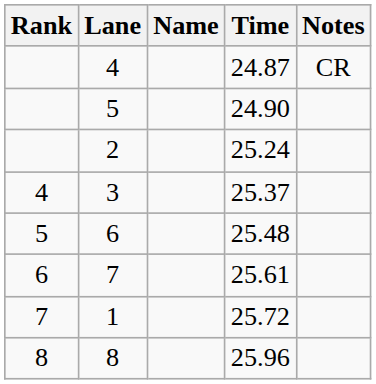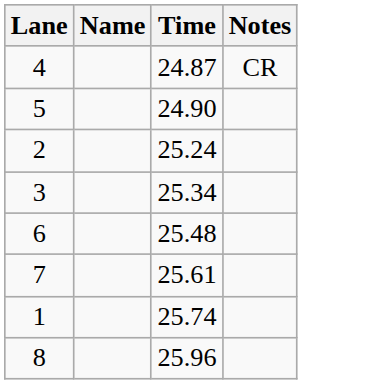- column: (42, 25)
(260, 191) 25.37 -> (187, 191) 25.34
(260, 316) 25.72 -> (187, 316) 25.74
